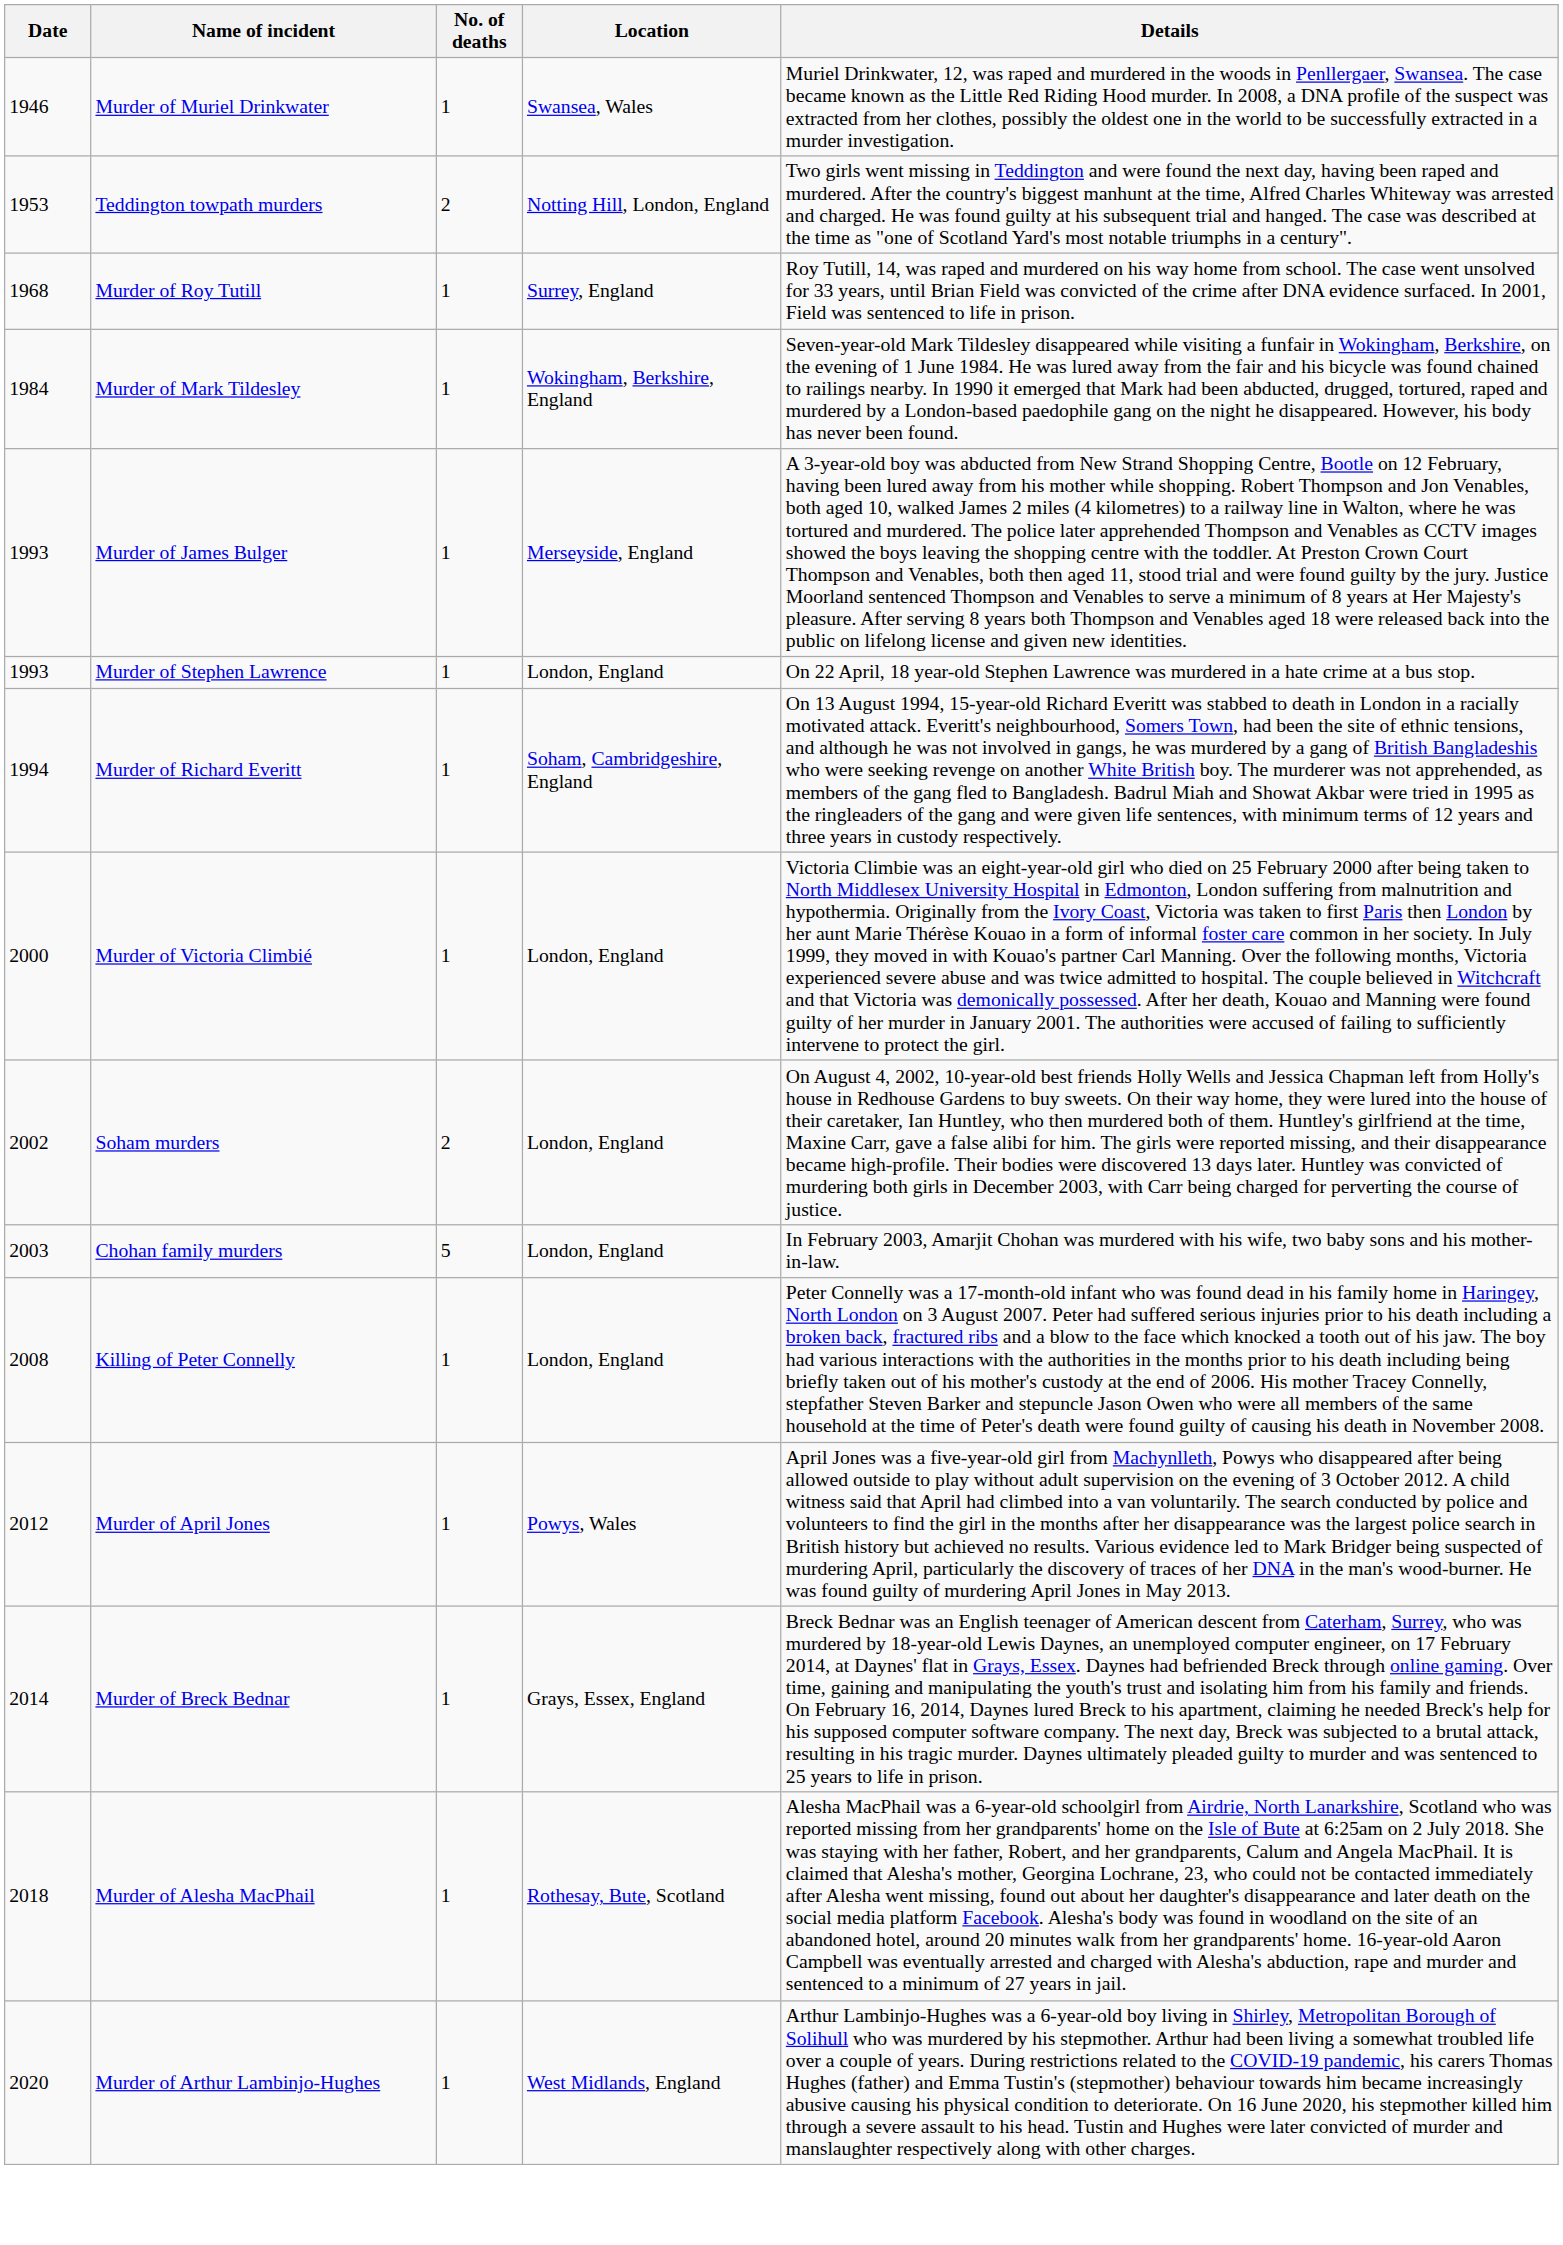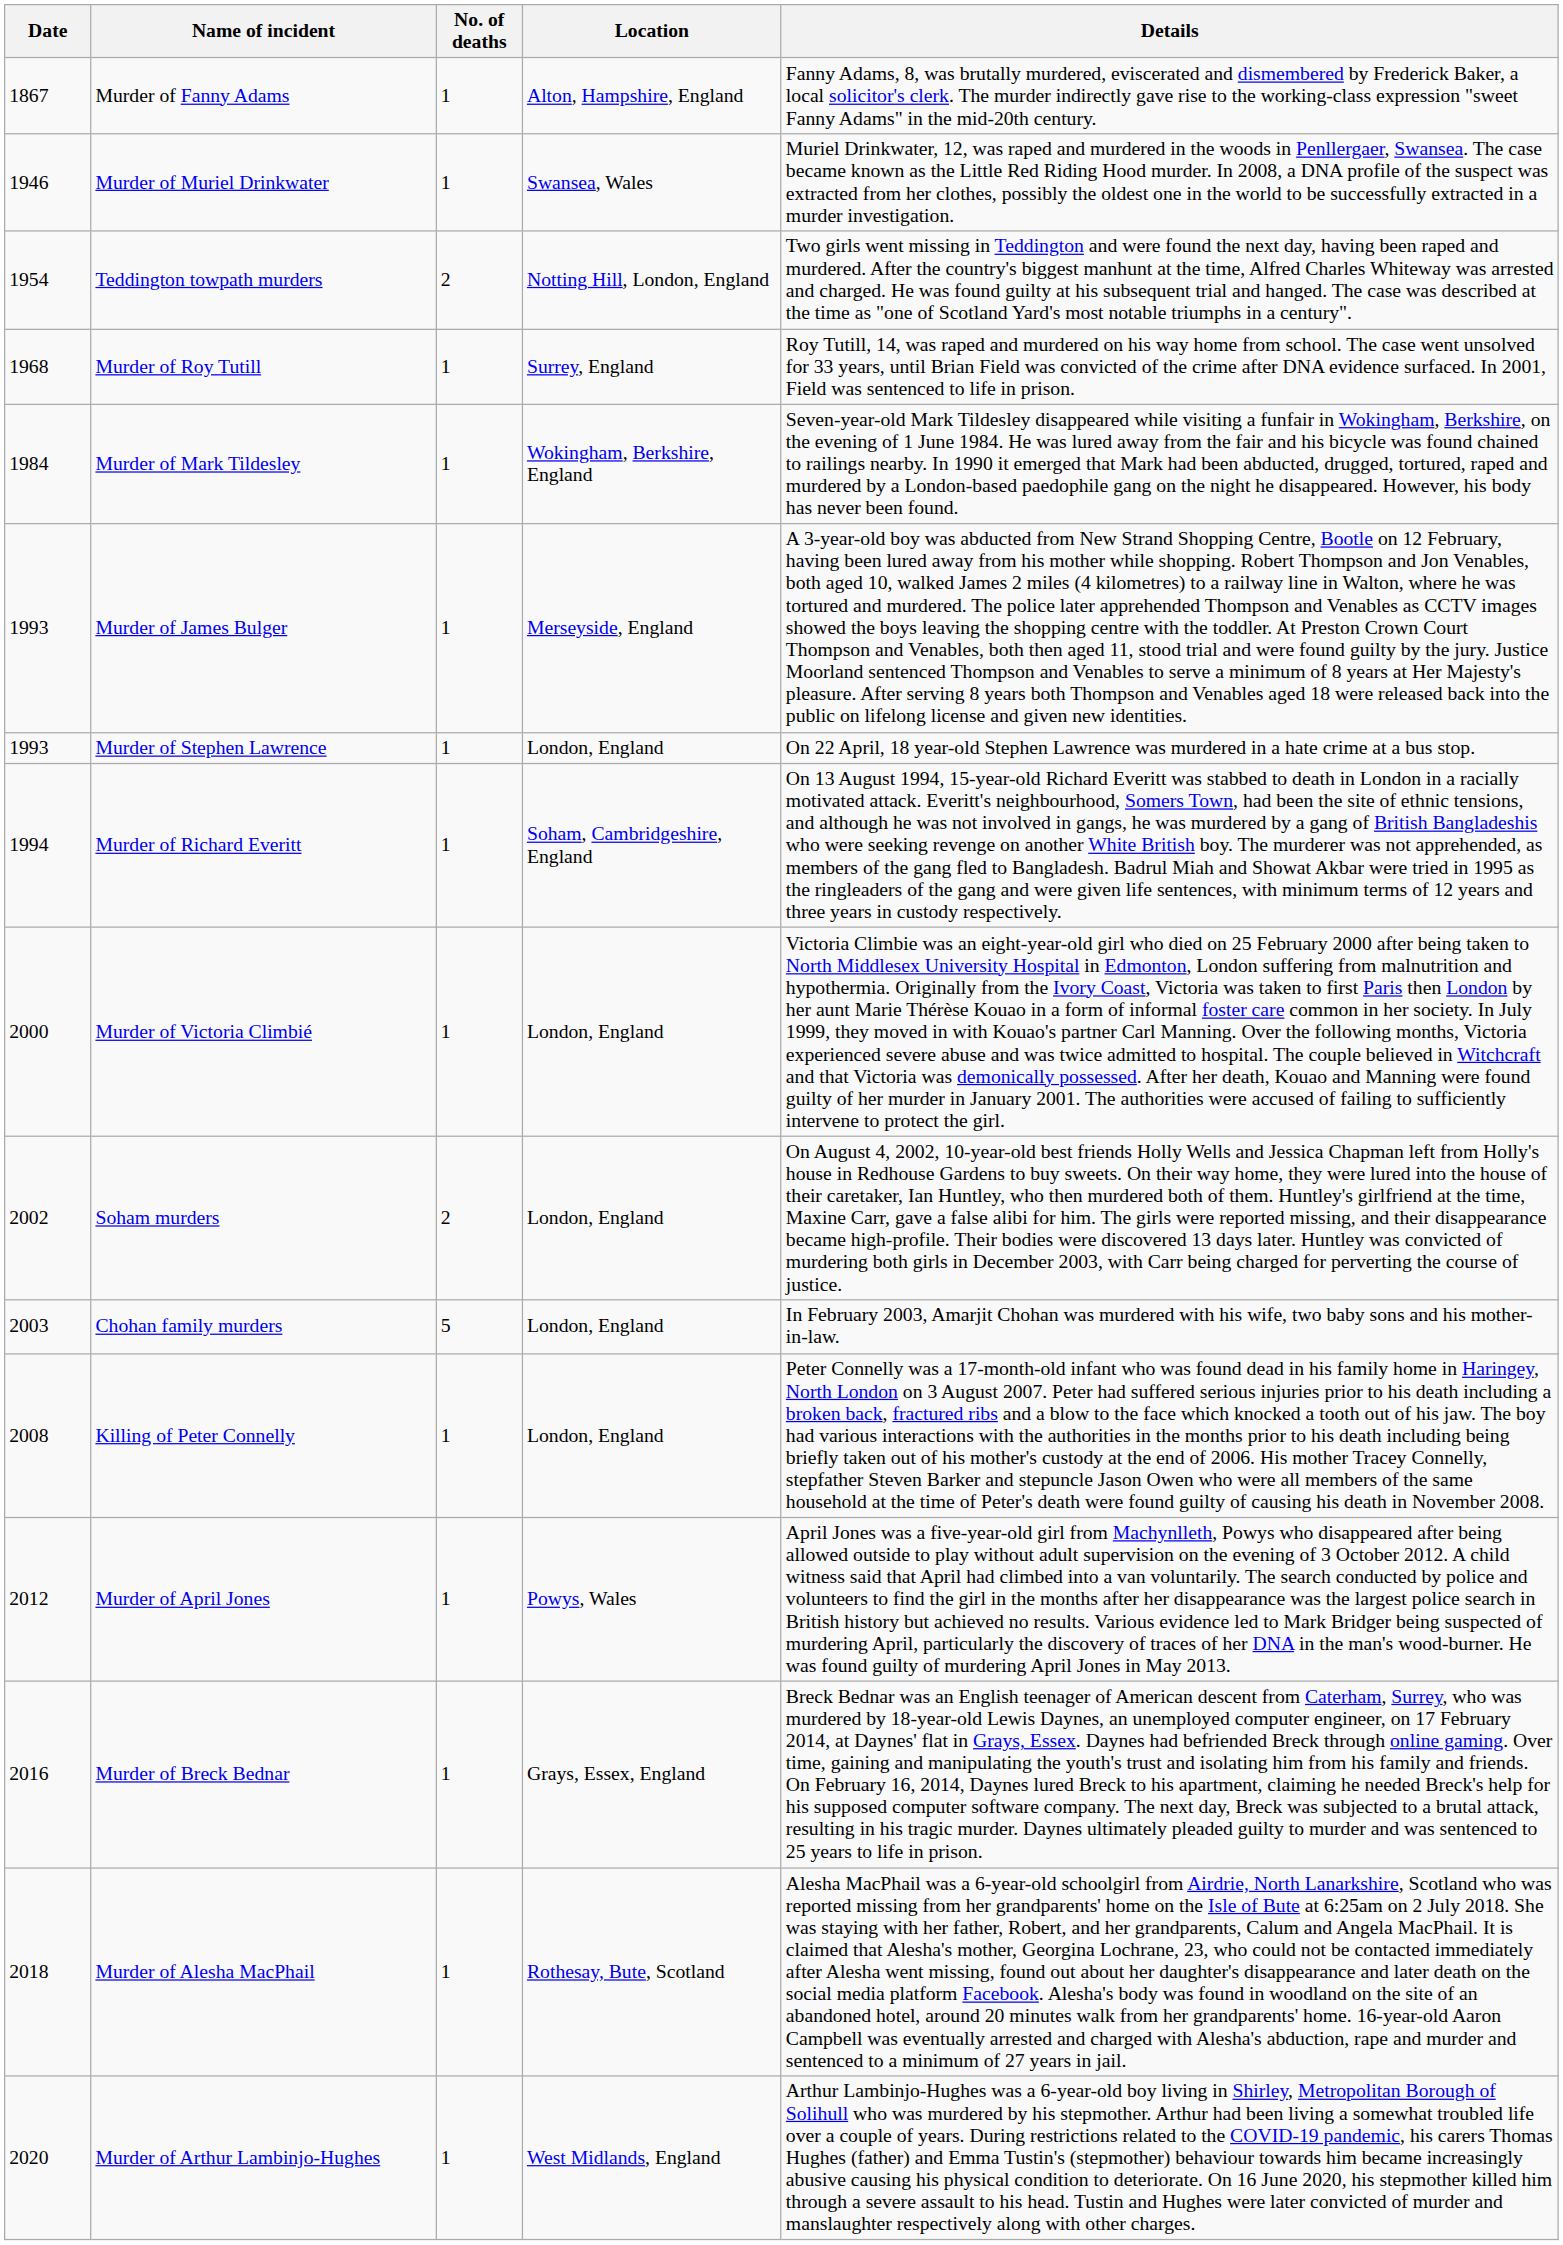+ row: (192, 95)
(29, 204) 1953 -> (29, 279) 1954
(29, 1698) 2014 -> (29, 1774) 2016
